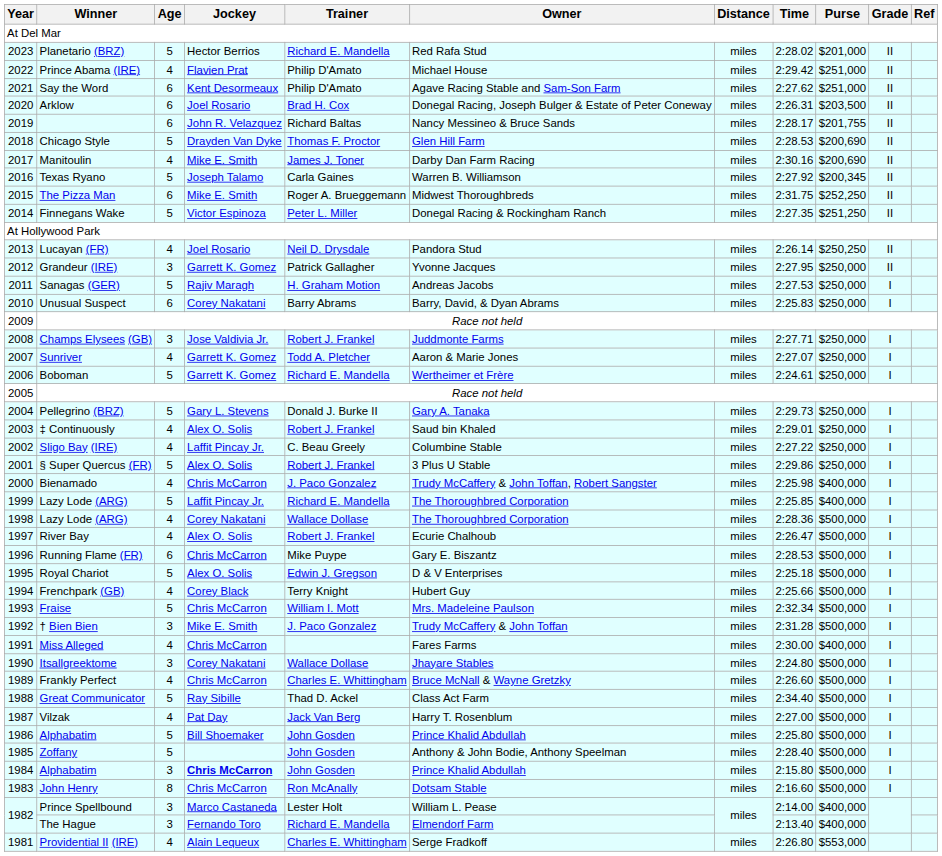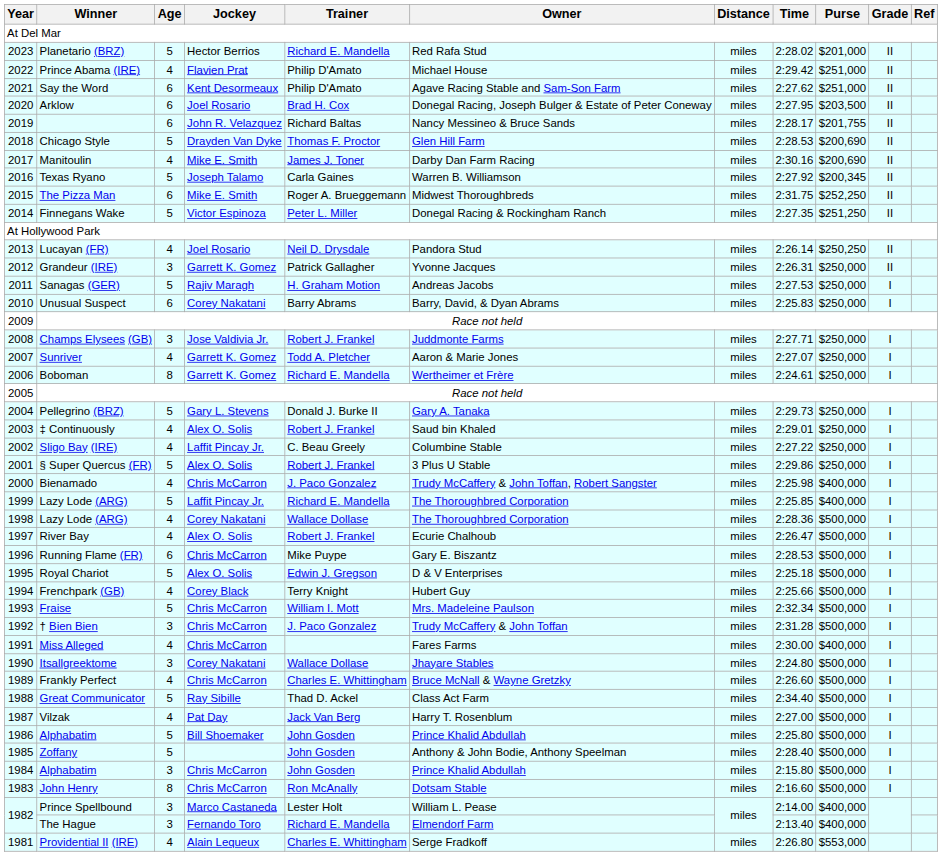(794, 105) 2:26.31 -> (794, 105) 2:27.95
(794, 267) 2:27.95 -> (794, 267) 2:26.31
(170, 375) 5 -> (170, 375) 8
(222, 627) Mike E. Smith -> (227, 627) Chris McCarron
(230, 770) bold -> (227, 770) normal
